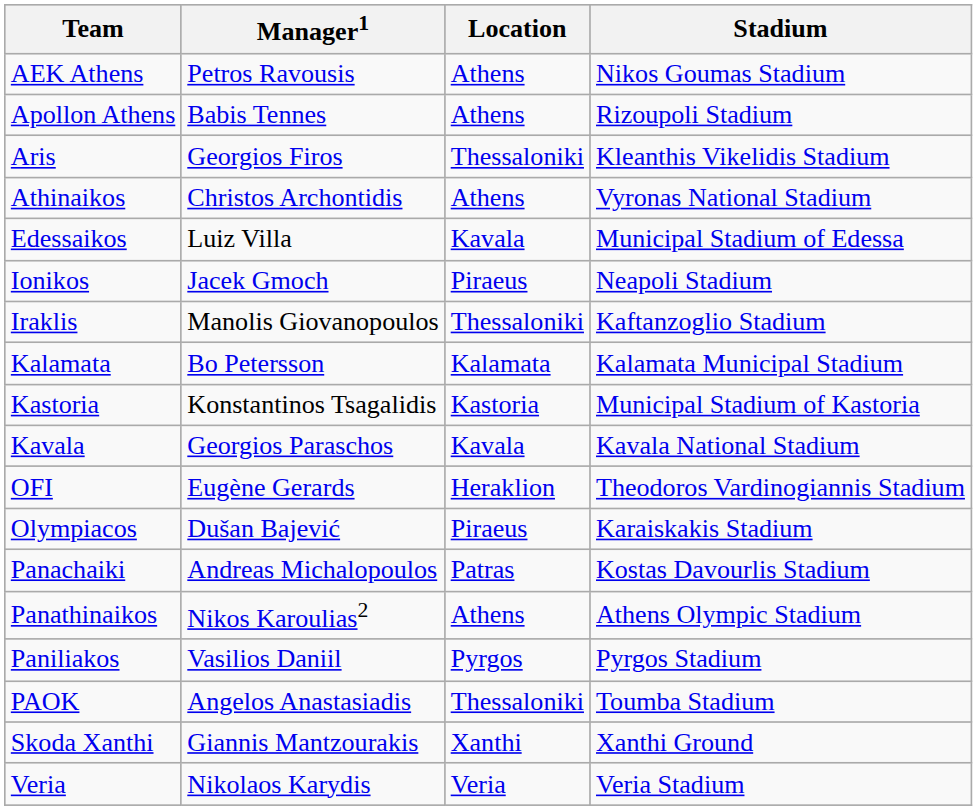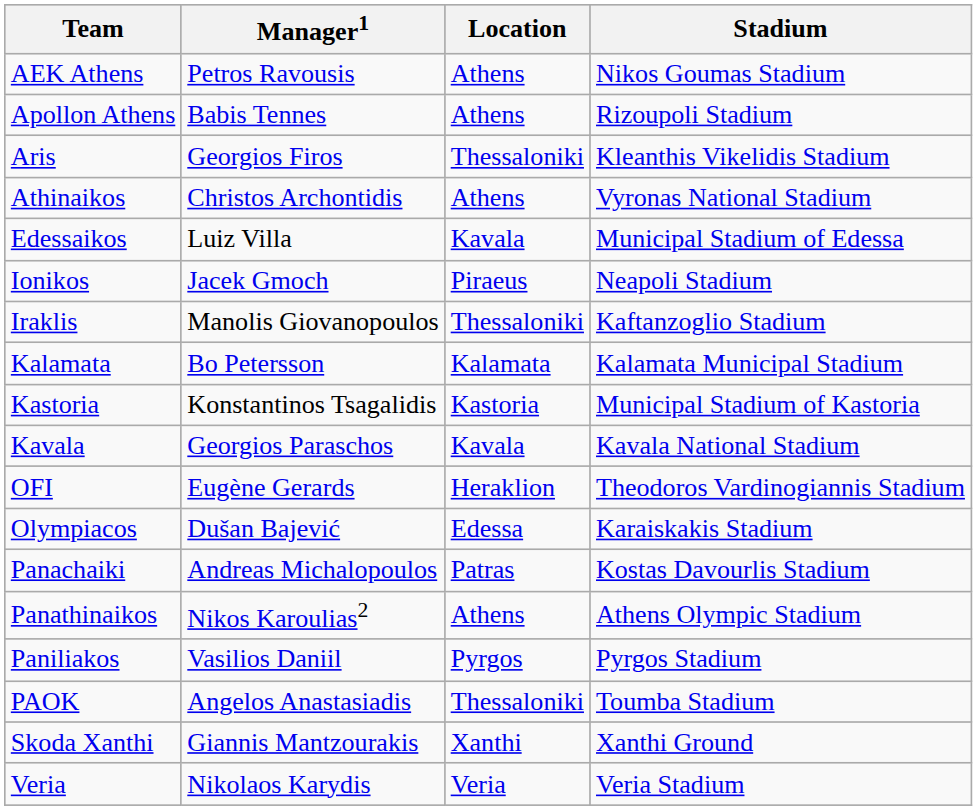(489, 528) Piraeus -> (487, 528) Edessa
